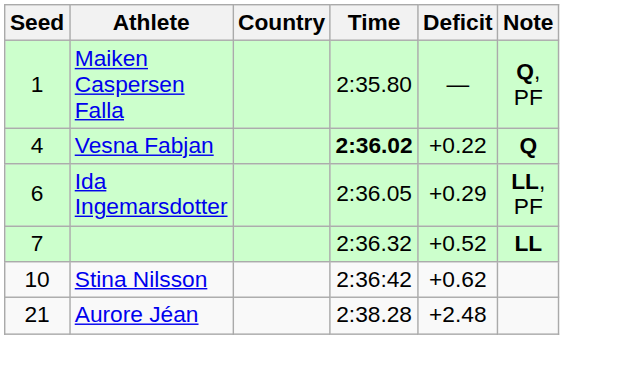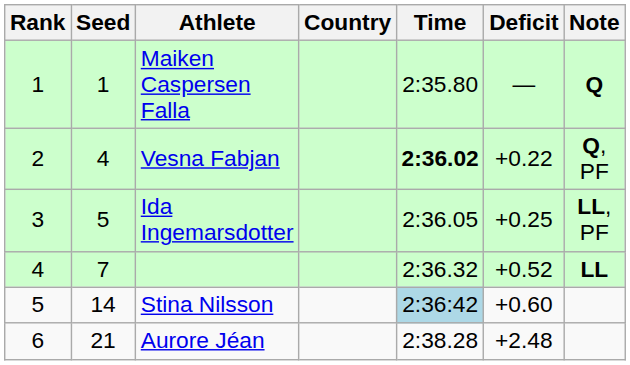+ column: (38, 22)
(528, 84) Q, PF -> (594, 84) Q
(528, 145) Q -> (594, 158) Q, PF
(37, 194) 6 -> (103, 220) 5
(458, 194) +0.29 -> (524, 220) +0.25
(37, 279) 10 -> (103, 304) 14
(374, 279) no background -> (440, 304) lightblue background
(458, 279) +0.62 -> (524, 304) +0.60
